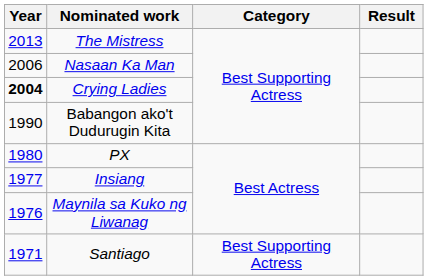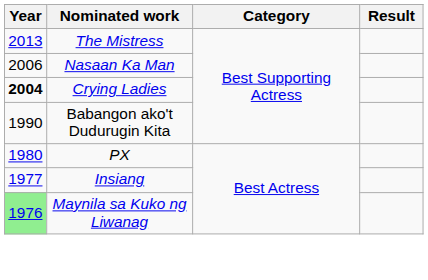(25, 213) no background -> (25, 213) lightgreen background
- row: (120, 254)
